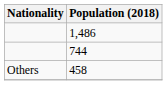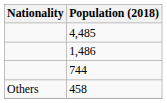+ row: (82, 32)
